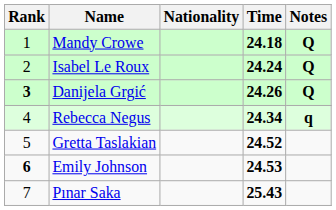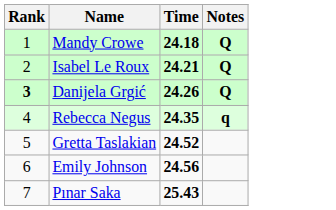- column: (201, 17)
(264, 67) 24.24 -> (181, 67) 24.21
(264, 117) 24.34 -> (181, 117) 24.35
(27, 167) bold -> (27, 167) normal
(264, 167) 24.53 -> (181, 167) 24.56
